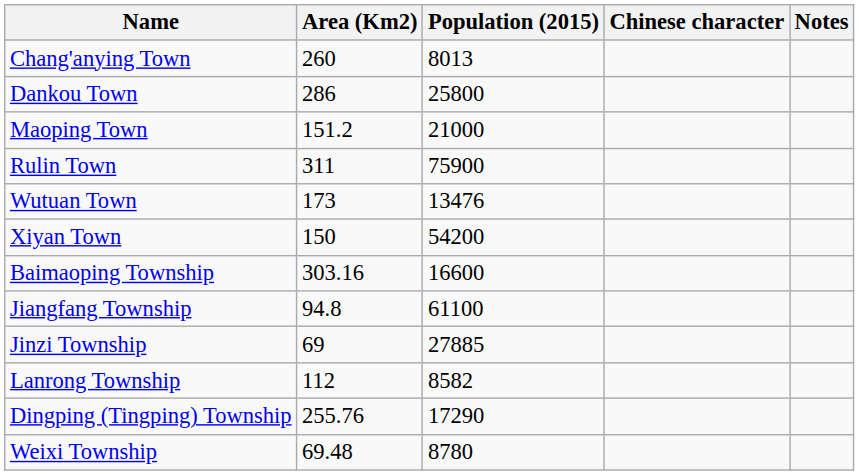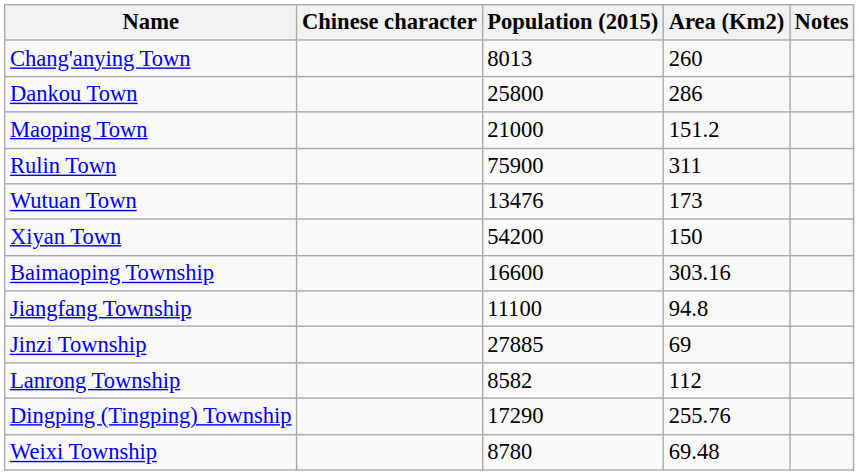columns swapped: (697, 22) <-> (360, 22)
(456, 308) 61100 -> (515, 308) 11100
